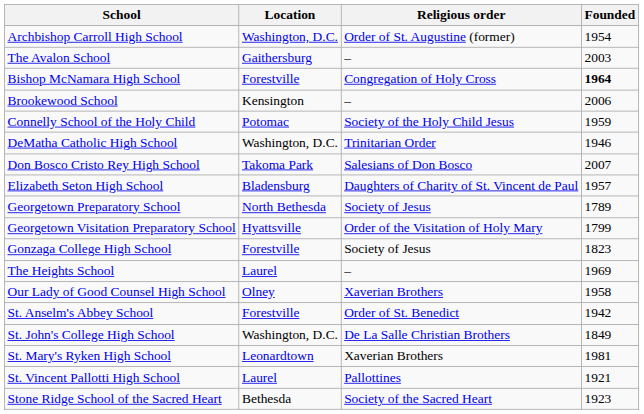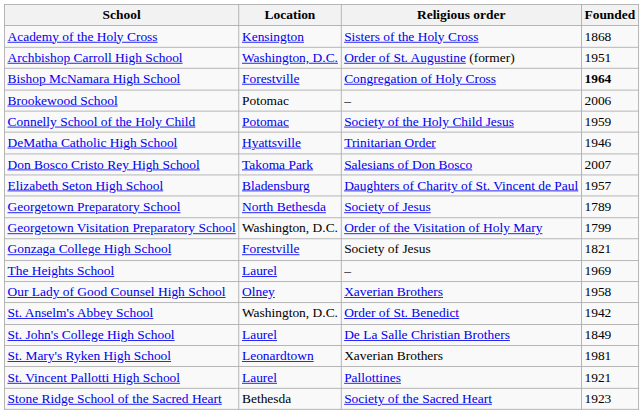+ row: (83, 36)
(598, 36) 1954 -> (598, 57) 1951
- row: (59, 57)
(273, 100) Kensington -> (265, 100) Potomac
(290, 143) Washington, D.C. -> (271, 143) Hyattsville
(271, 228) Hyattsville -> (290, 228) Washington, D.C.
(598, 249) 1823 -> (598, 249) 1821
(271, 313) Forestville -> (290, 313) Washington, D.C.
(290, 334) Washington, D.C. -> (260, 334) Laurel
